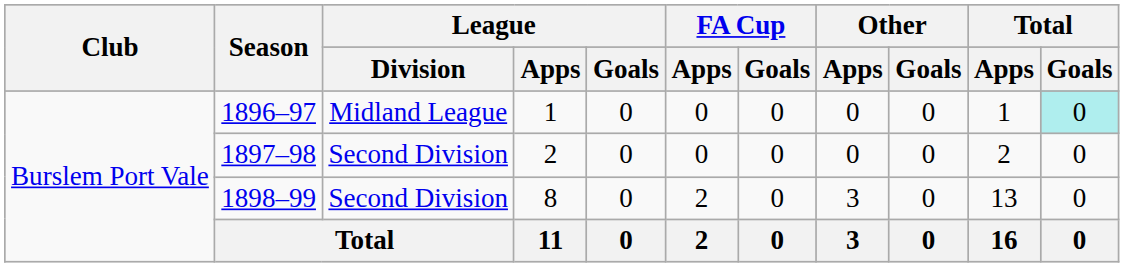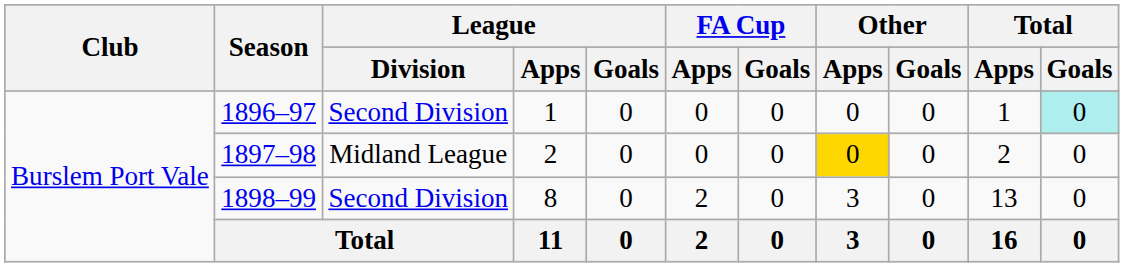(418, 111) Midland League -> (418, 111) Second Division
(418, 154) Second Division -> (418, 154) Midland League
(853, 154) no background -> (853, 154) gold background
